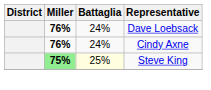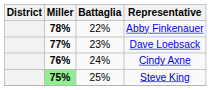+ row: (165, 28)
(60, 28) 76% -> (60, 45) 77%
(100, 28) 24% -> (100, 45) 23%
(100, 61) lightyellow background -> (100, 77) no background
